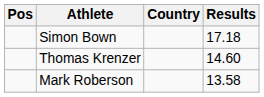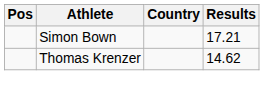(224, 37) 17.18 -> (224, 37) 17.21
(224, 59) 14.60 -> (224, 59) 14.62
- row: (86, 80)
